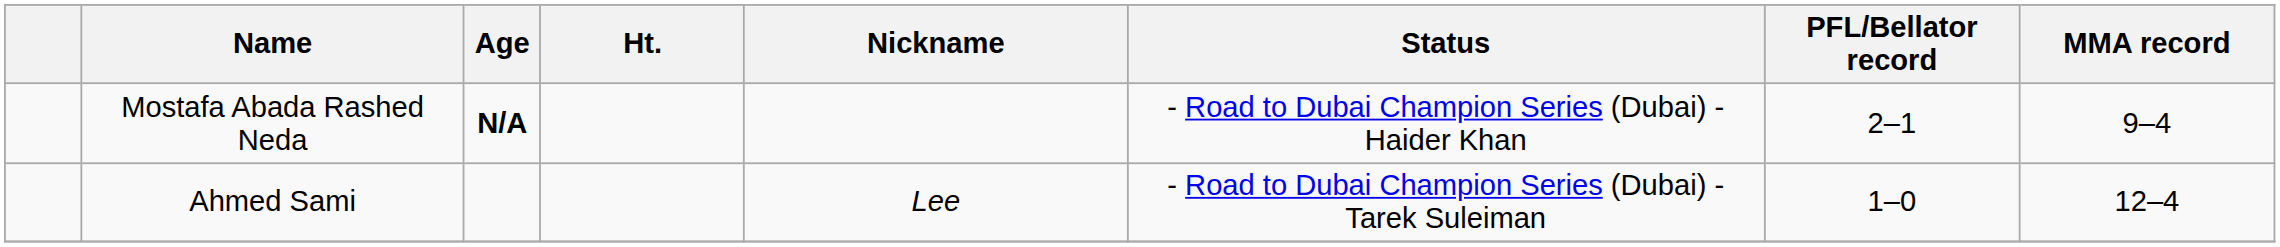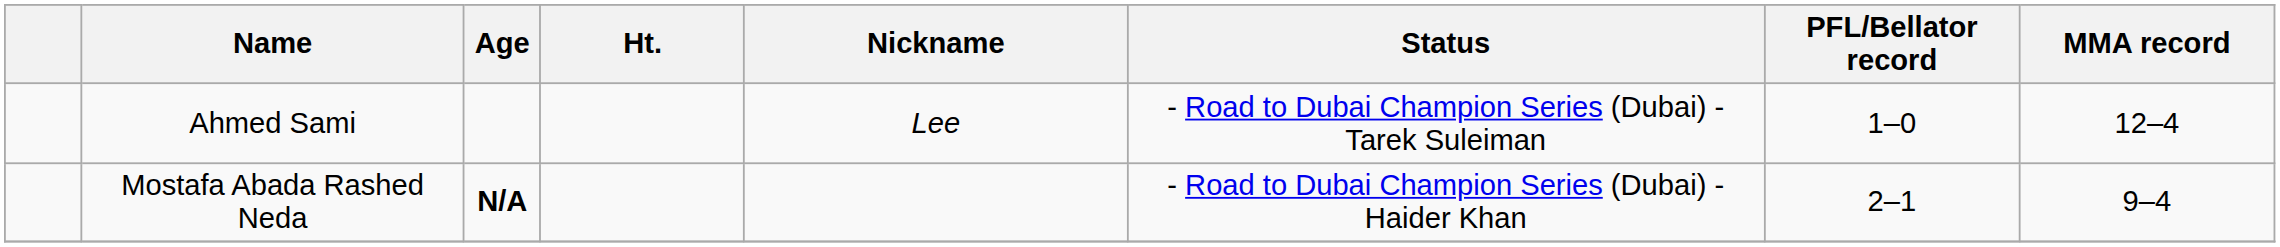rows swapped: (273, 122) <-> (273, 201)
